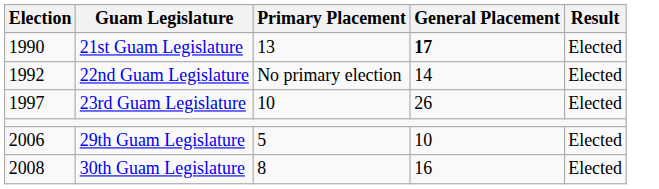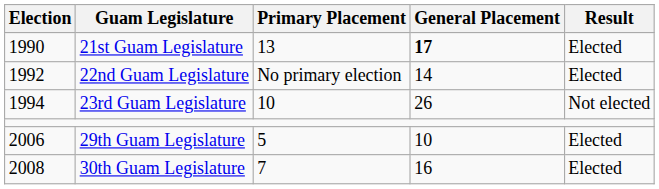(27, 103) 1997 -> (27, 103) 1994
(595, 103) Elected -> (609, 103) Not elected
(262, 169) 8 -> (262, 169) 7
